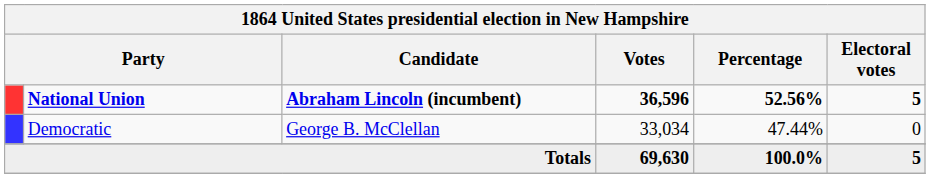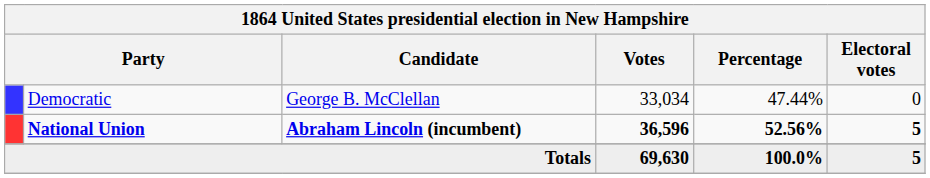rows swapped: (86, 99) <-> (70, 129)
